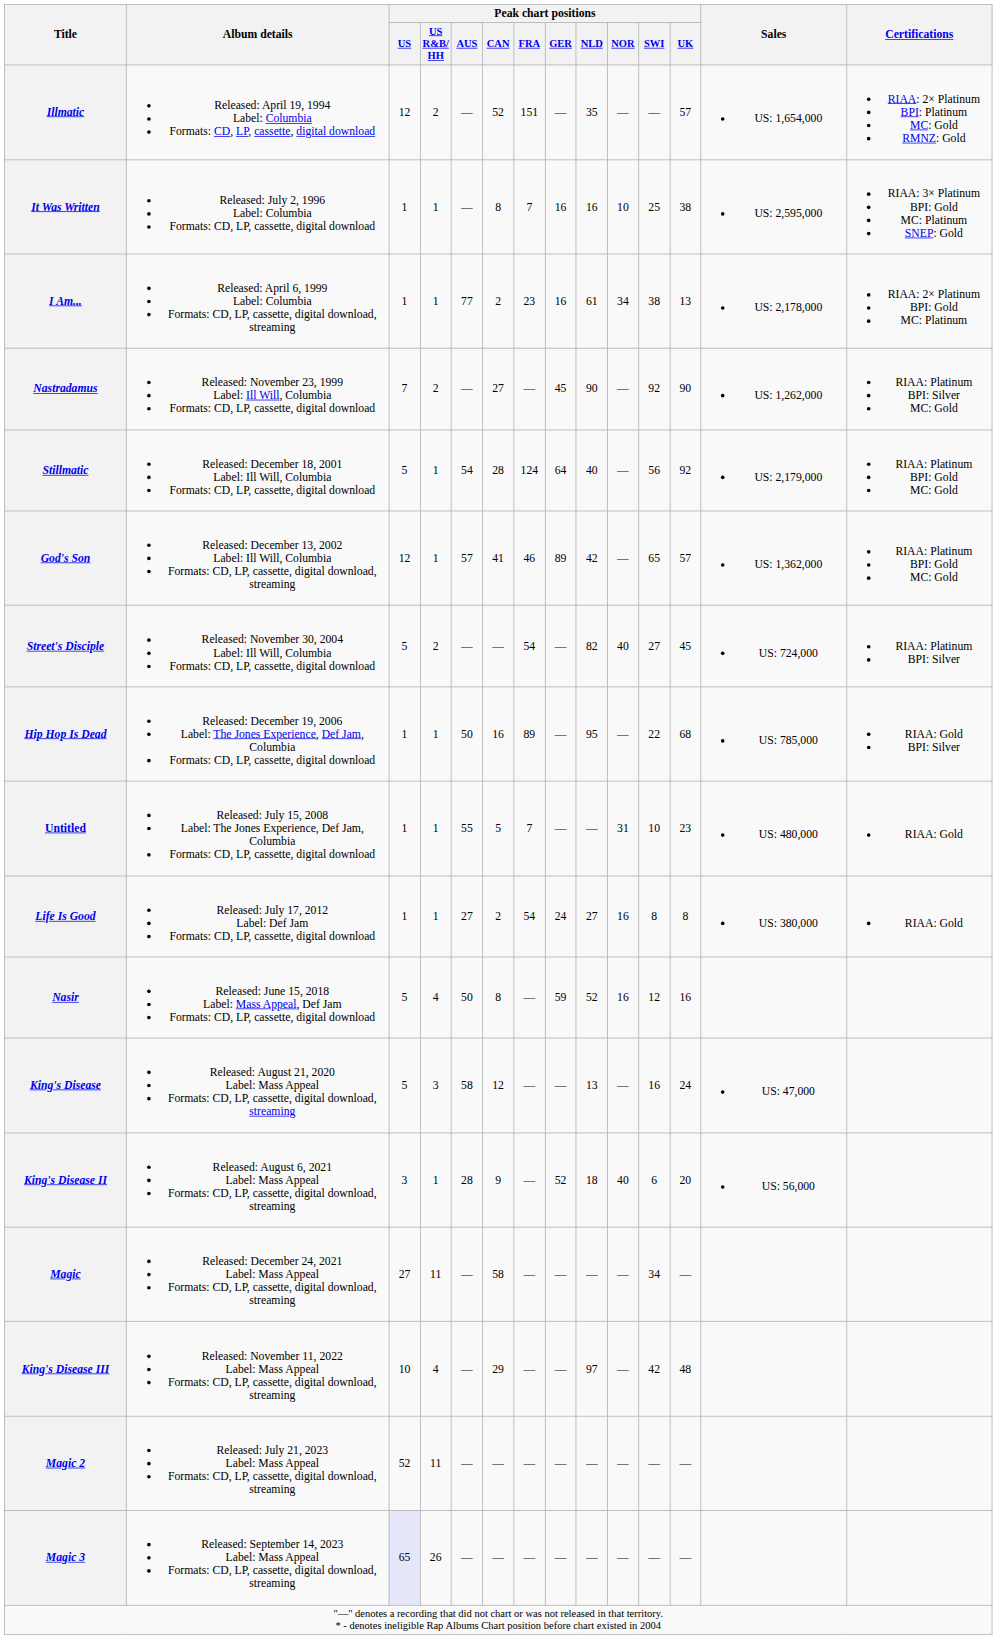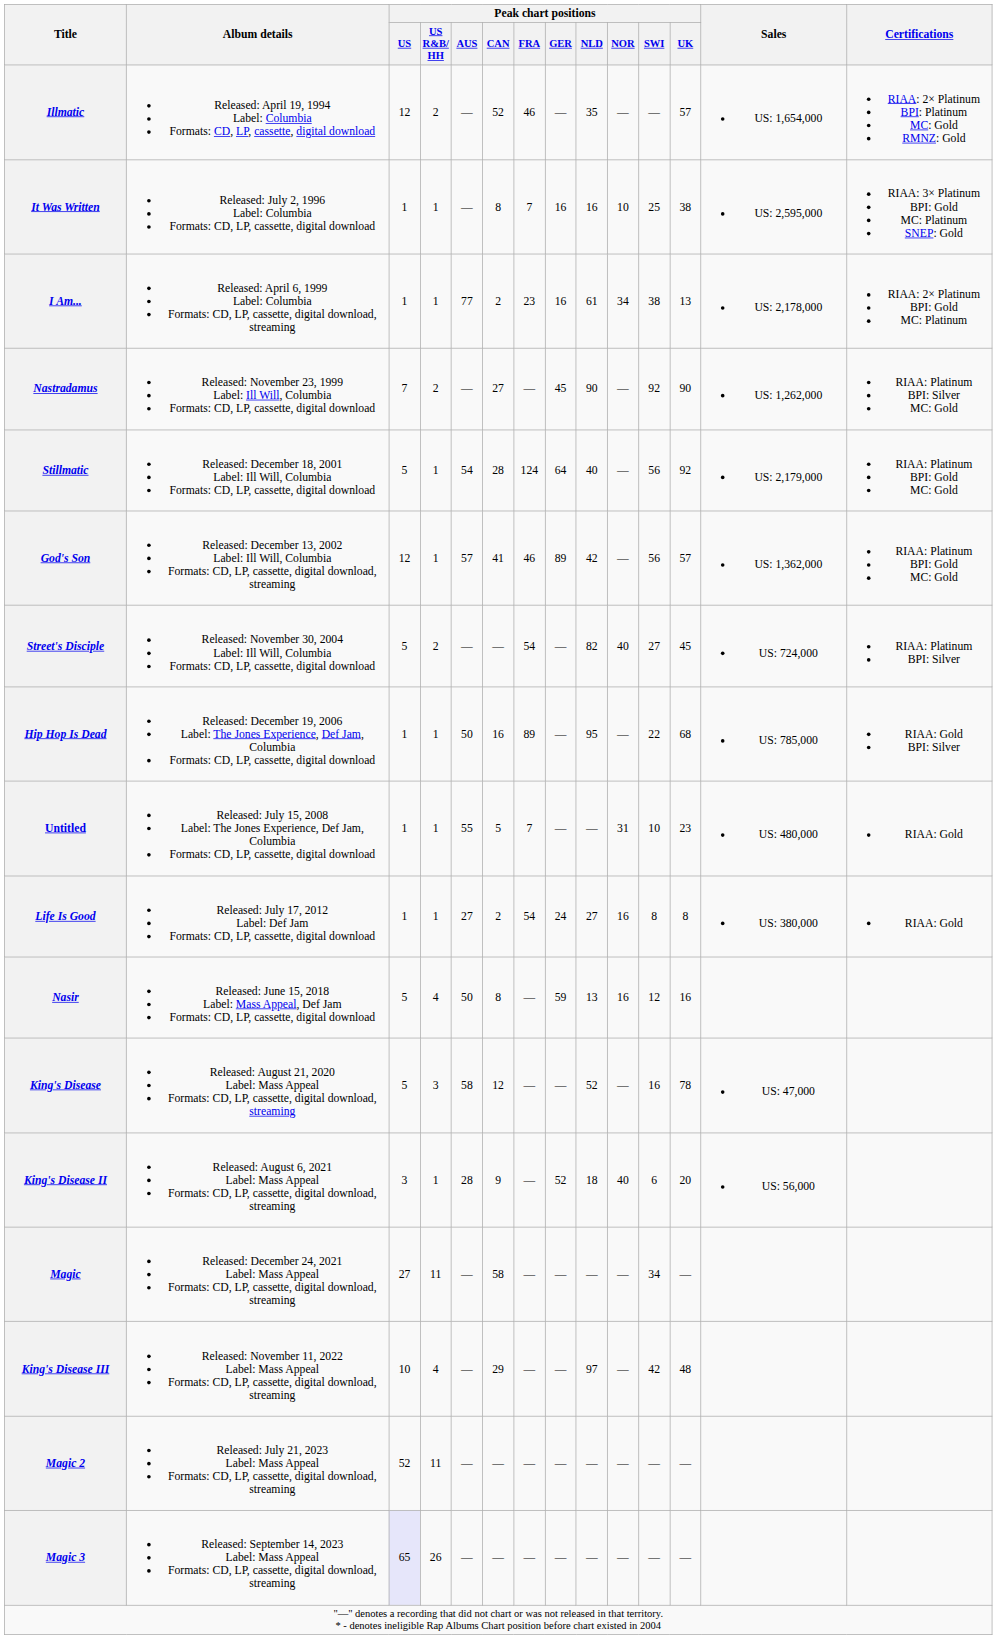(529, 112) 151 -> (529, 112) 46
(654, 558) 65 -> (654, 558) 56
(592, 997) 52 -> (592, 997) 13
(592, 1085) 13 -> (592, 1085) 52
(685, 1085) 24 -> (685, 1085) 78
